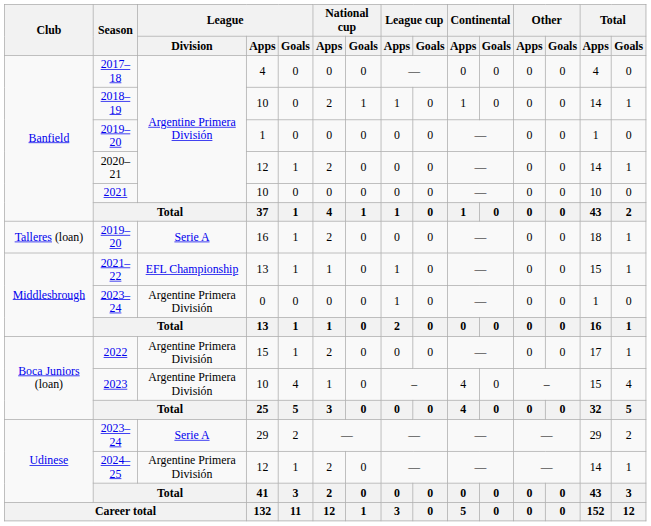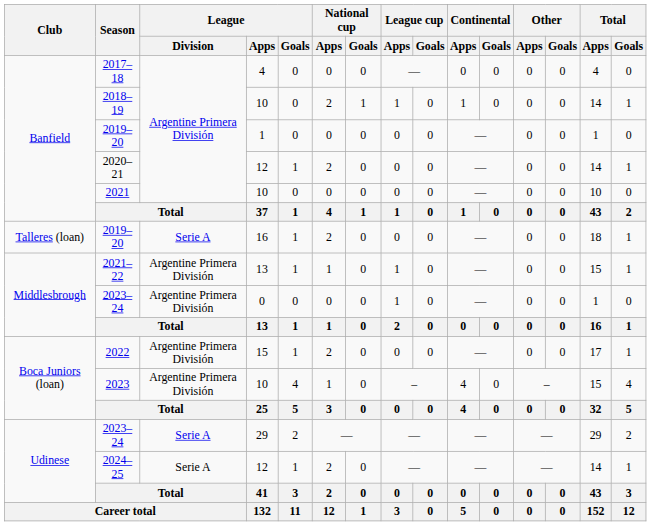(192, 269) EFL Championship -> (193, 269) Argentine Primera División
(192, 467) Argentine Primera División -> (193, 467) Serie A
